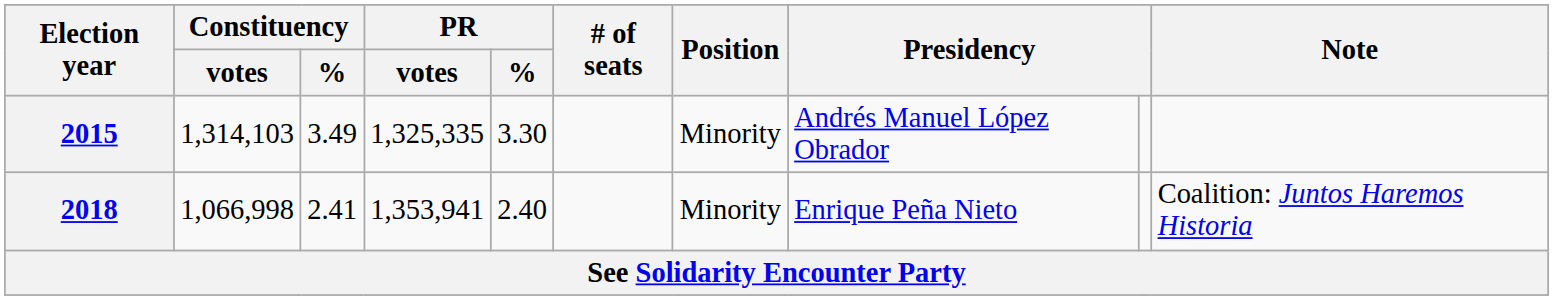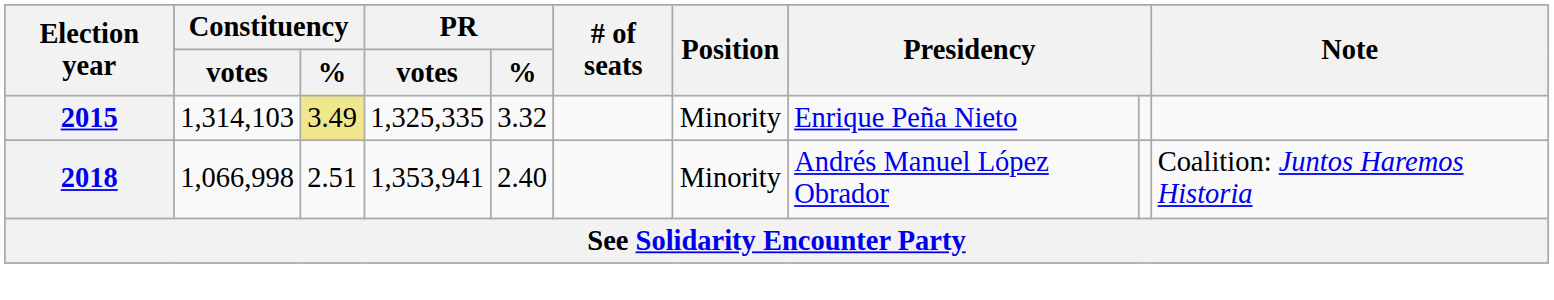(332, 133) no background -> (332, 117) khaki background
(522, 133) 3.30 -> (522, 117) 3.32
(921, 133) Andrés Manuel López Obrador -> (906, 117) Enrique Peña Nieto
(332, 210) 2.41 -> (332, 178) 2.51
(906, 210) Enrique Peña Nieto -> (921, 178) Andrés Manuel López Obrador
